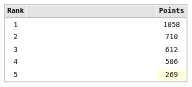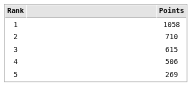(172, 50) 612 -> (172, 50) 615
(172, 75) lightyellow background -> (172, 75) no background
